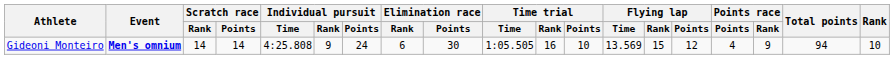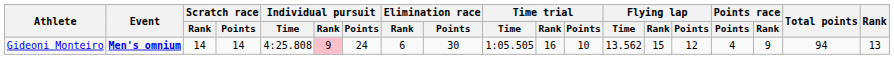(328, 45) no background -> (328, 45) pink background
(624, 45) 13.569 -> (624, 45) 13.562
(875, 45) 10 -> (875, 45) 13
